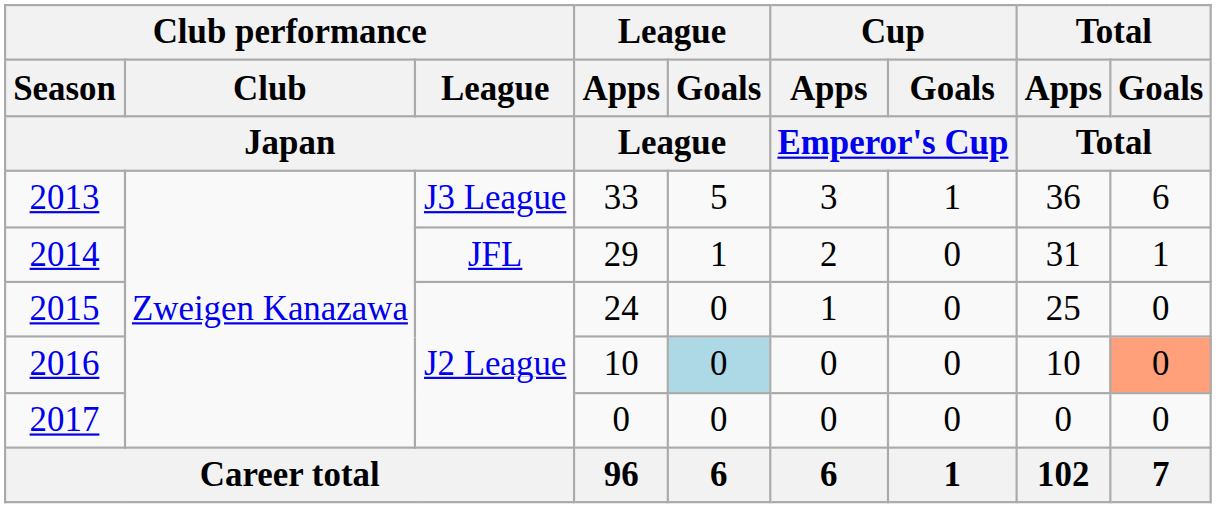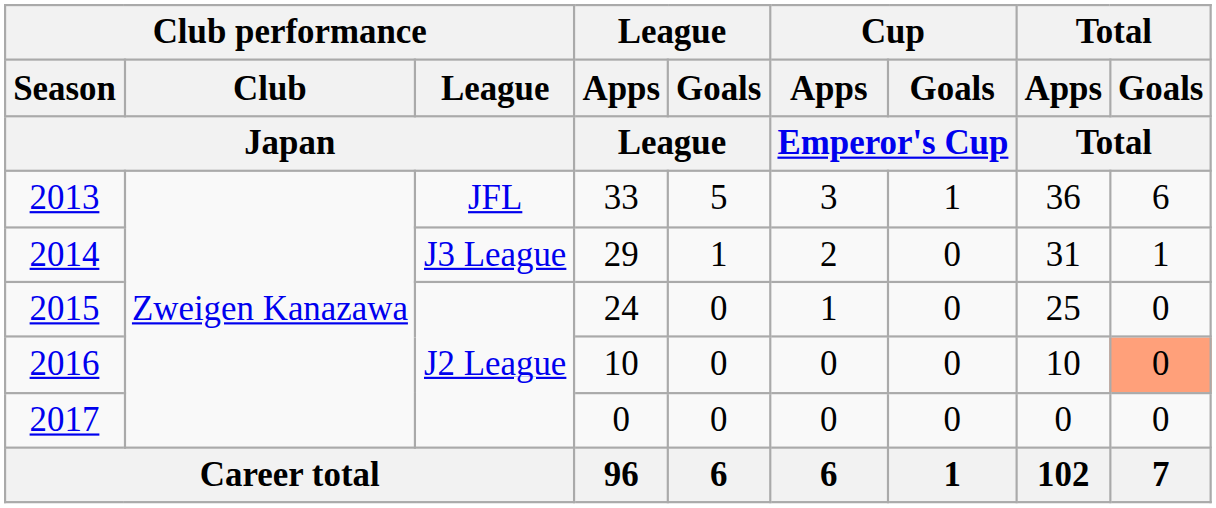(495, 198) J3 League -> (495, 198) JFL
(495, 253) JFL -> (495, 253) J3 League
(719, 364) lightblue background -> (719, 364) no background
